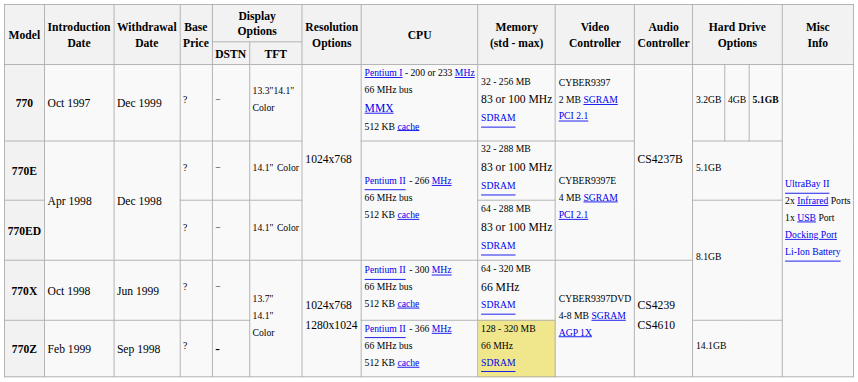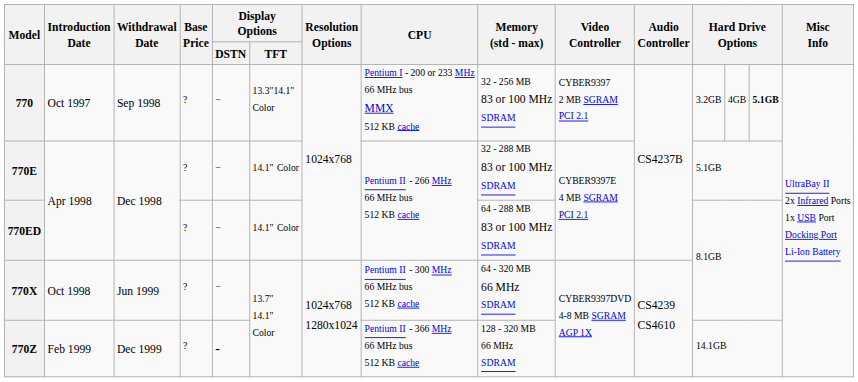(139, 103) Dec 1999 -> (139, 103) Sep 1998
(139, 349) Sep 1998 -> (139, 349) Dec 1999
(508, 348) khaki background -> (508, 348) no background
